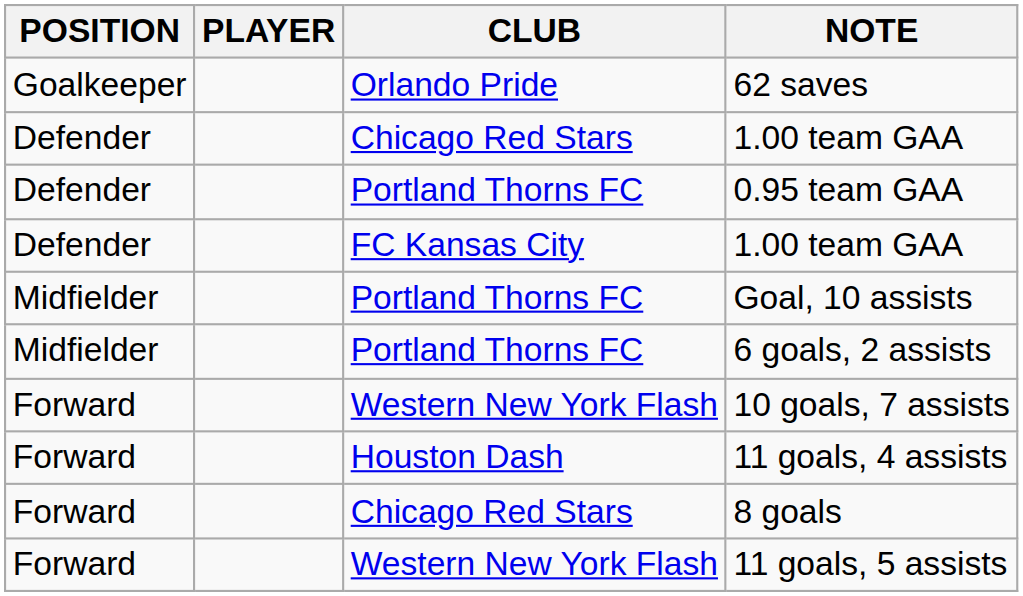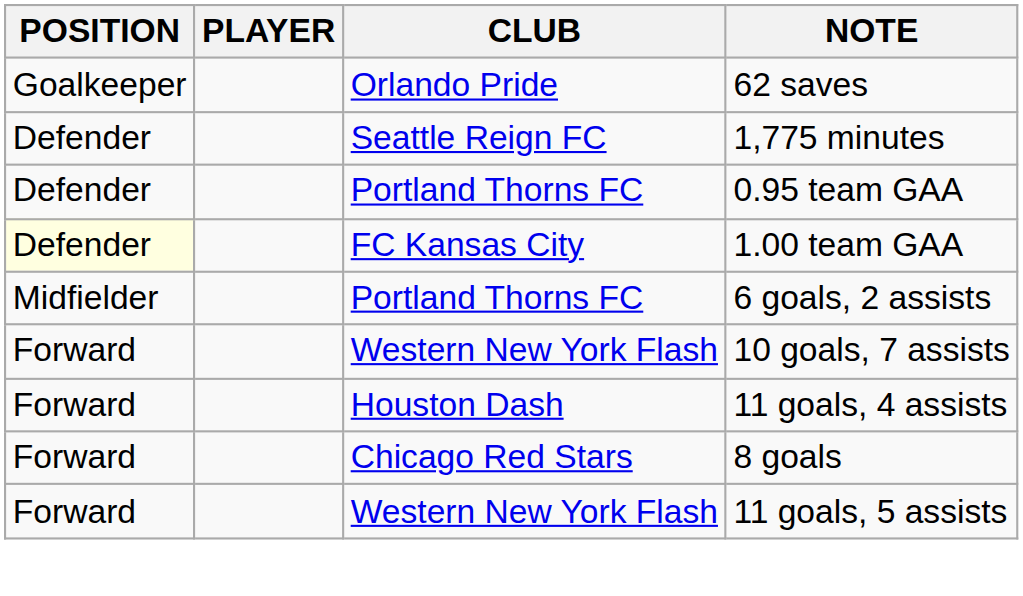+ row: (479, 137)
- row: (492, 137)
(82, 244) no background -> (82, 244) lightyellow background
- row: (497, 297)
